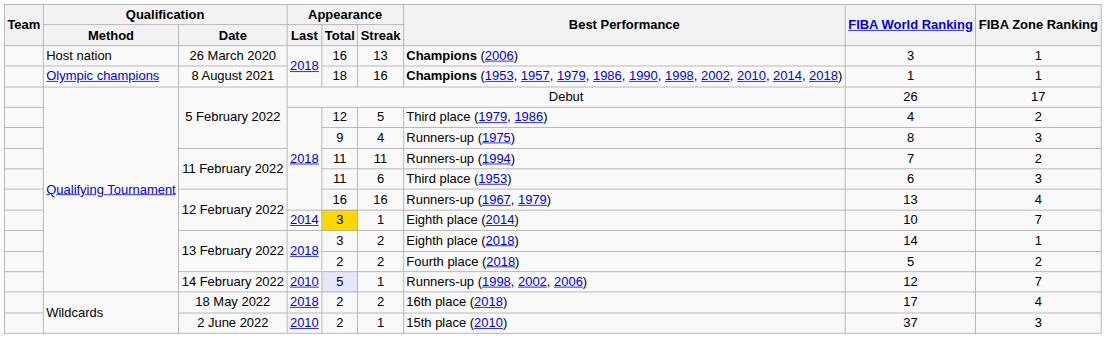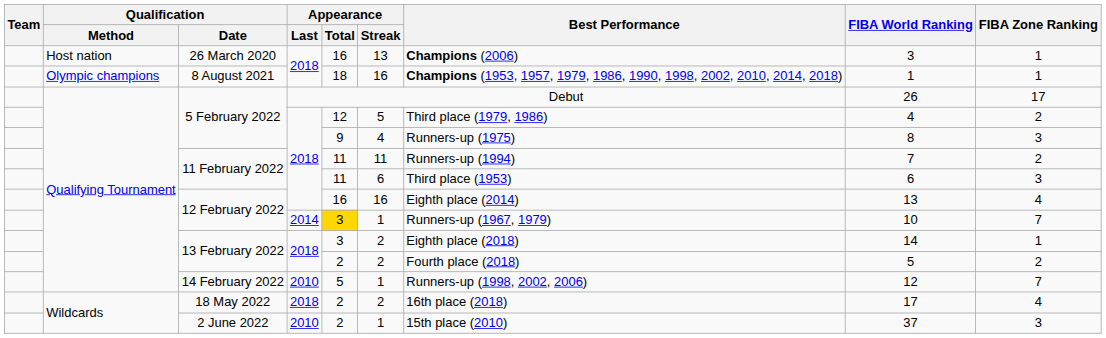(479, 199) Runners-up (1967, 1979) -> (463, 199) Eighth place (2014)
(463, 220) Eighth place (2014) -> (479, 220) Runners-up (1967, 1979)
(340, 281) lavender background -> (340, 281) no background
